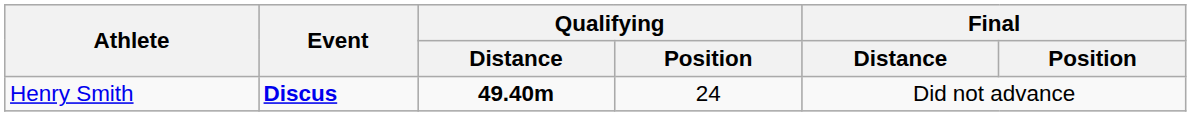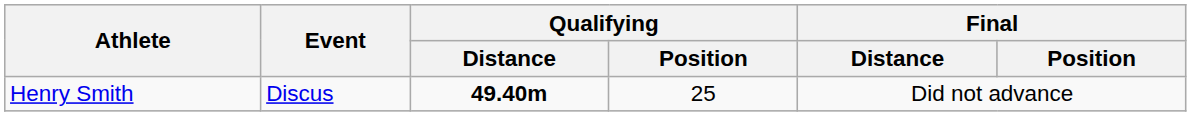(300, 94) bold -> (300, 94) normal
(708, 94) 24 -> (703, 94) 25
